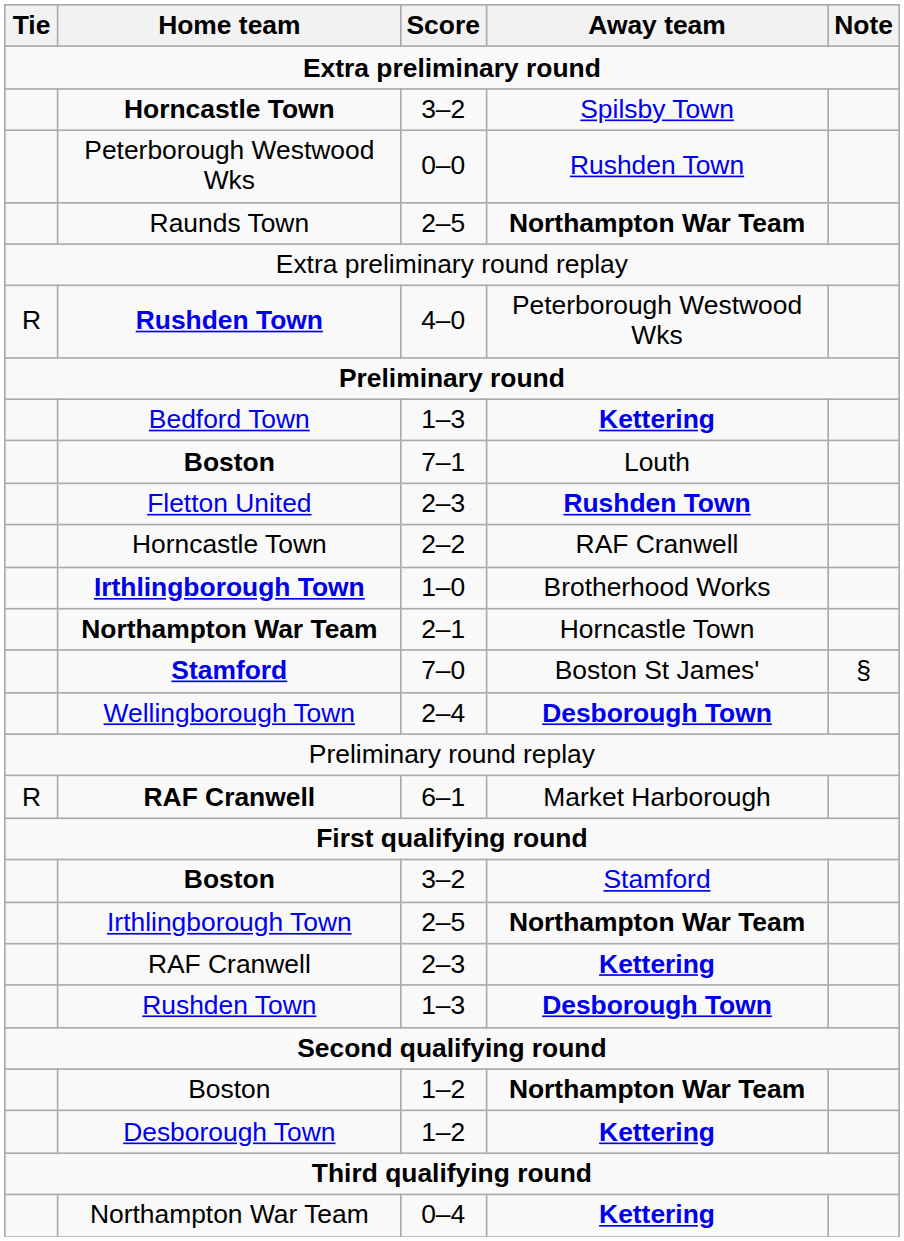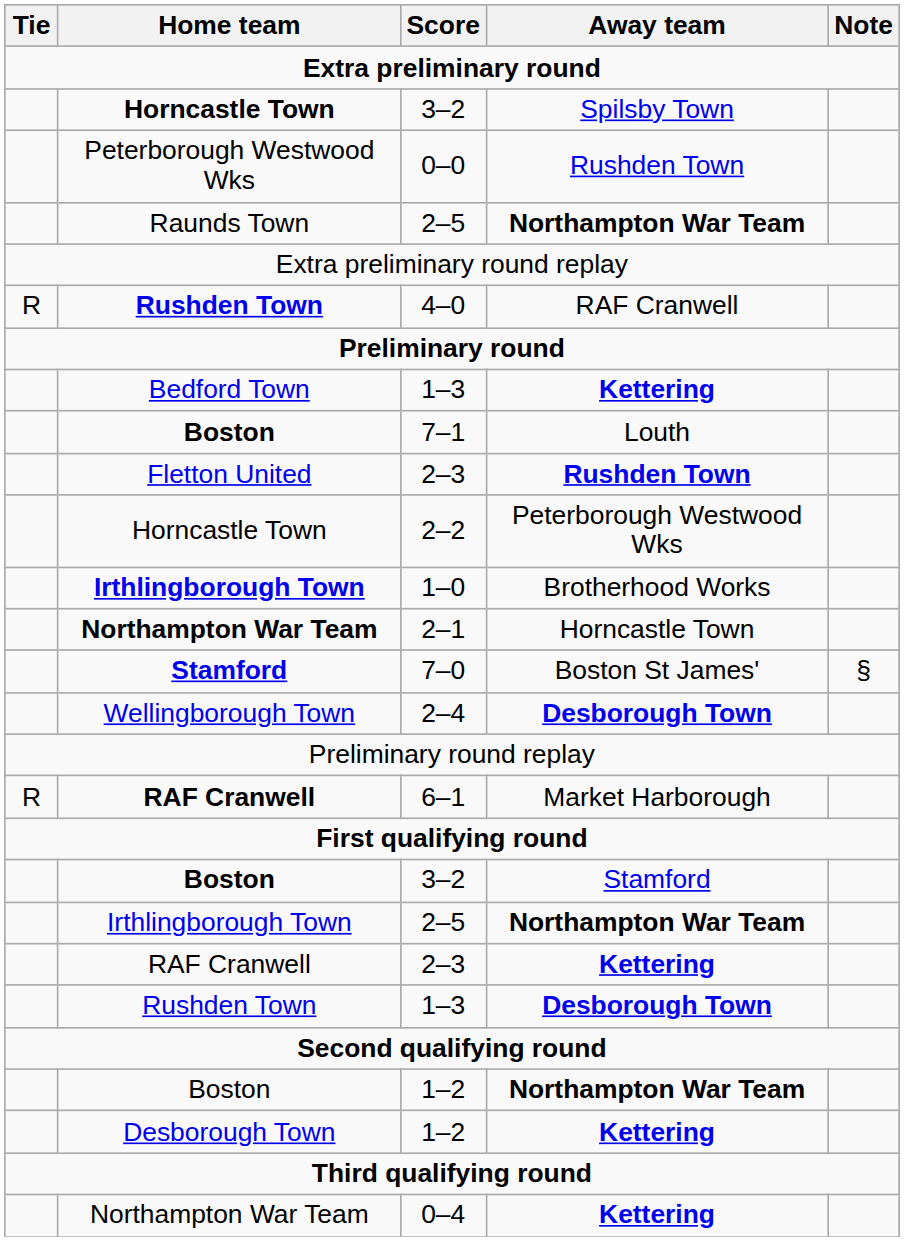(657, 321) Peterborough Westwood Wks -> (657, 306) RAF Cranwell
(657, 545) RAF Cranwell -> (657, 530) Peterborough Westwood Wks
